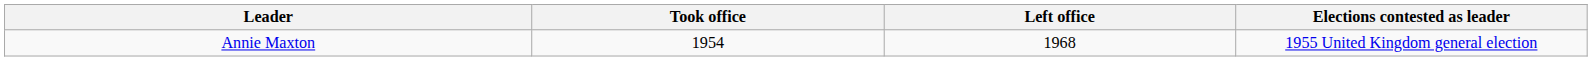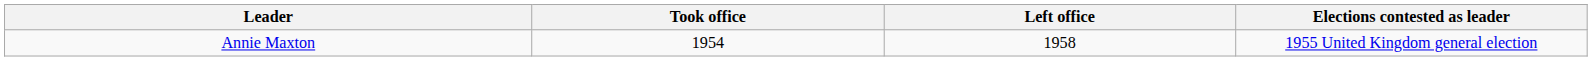(1060, 42) 1968 -> (1060, 42) 1958
